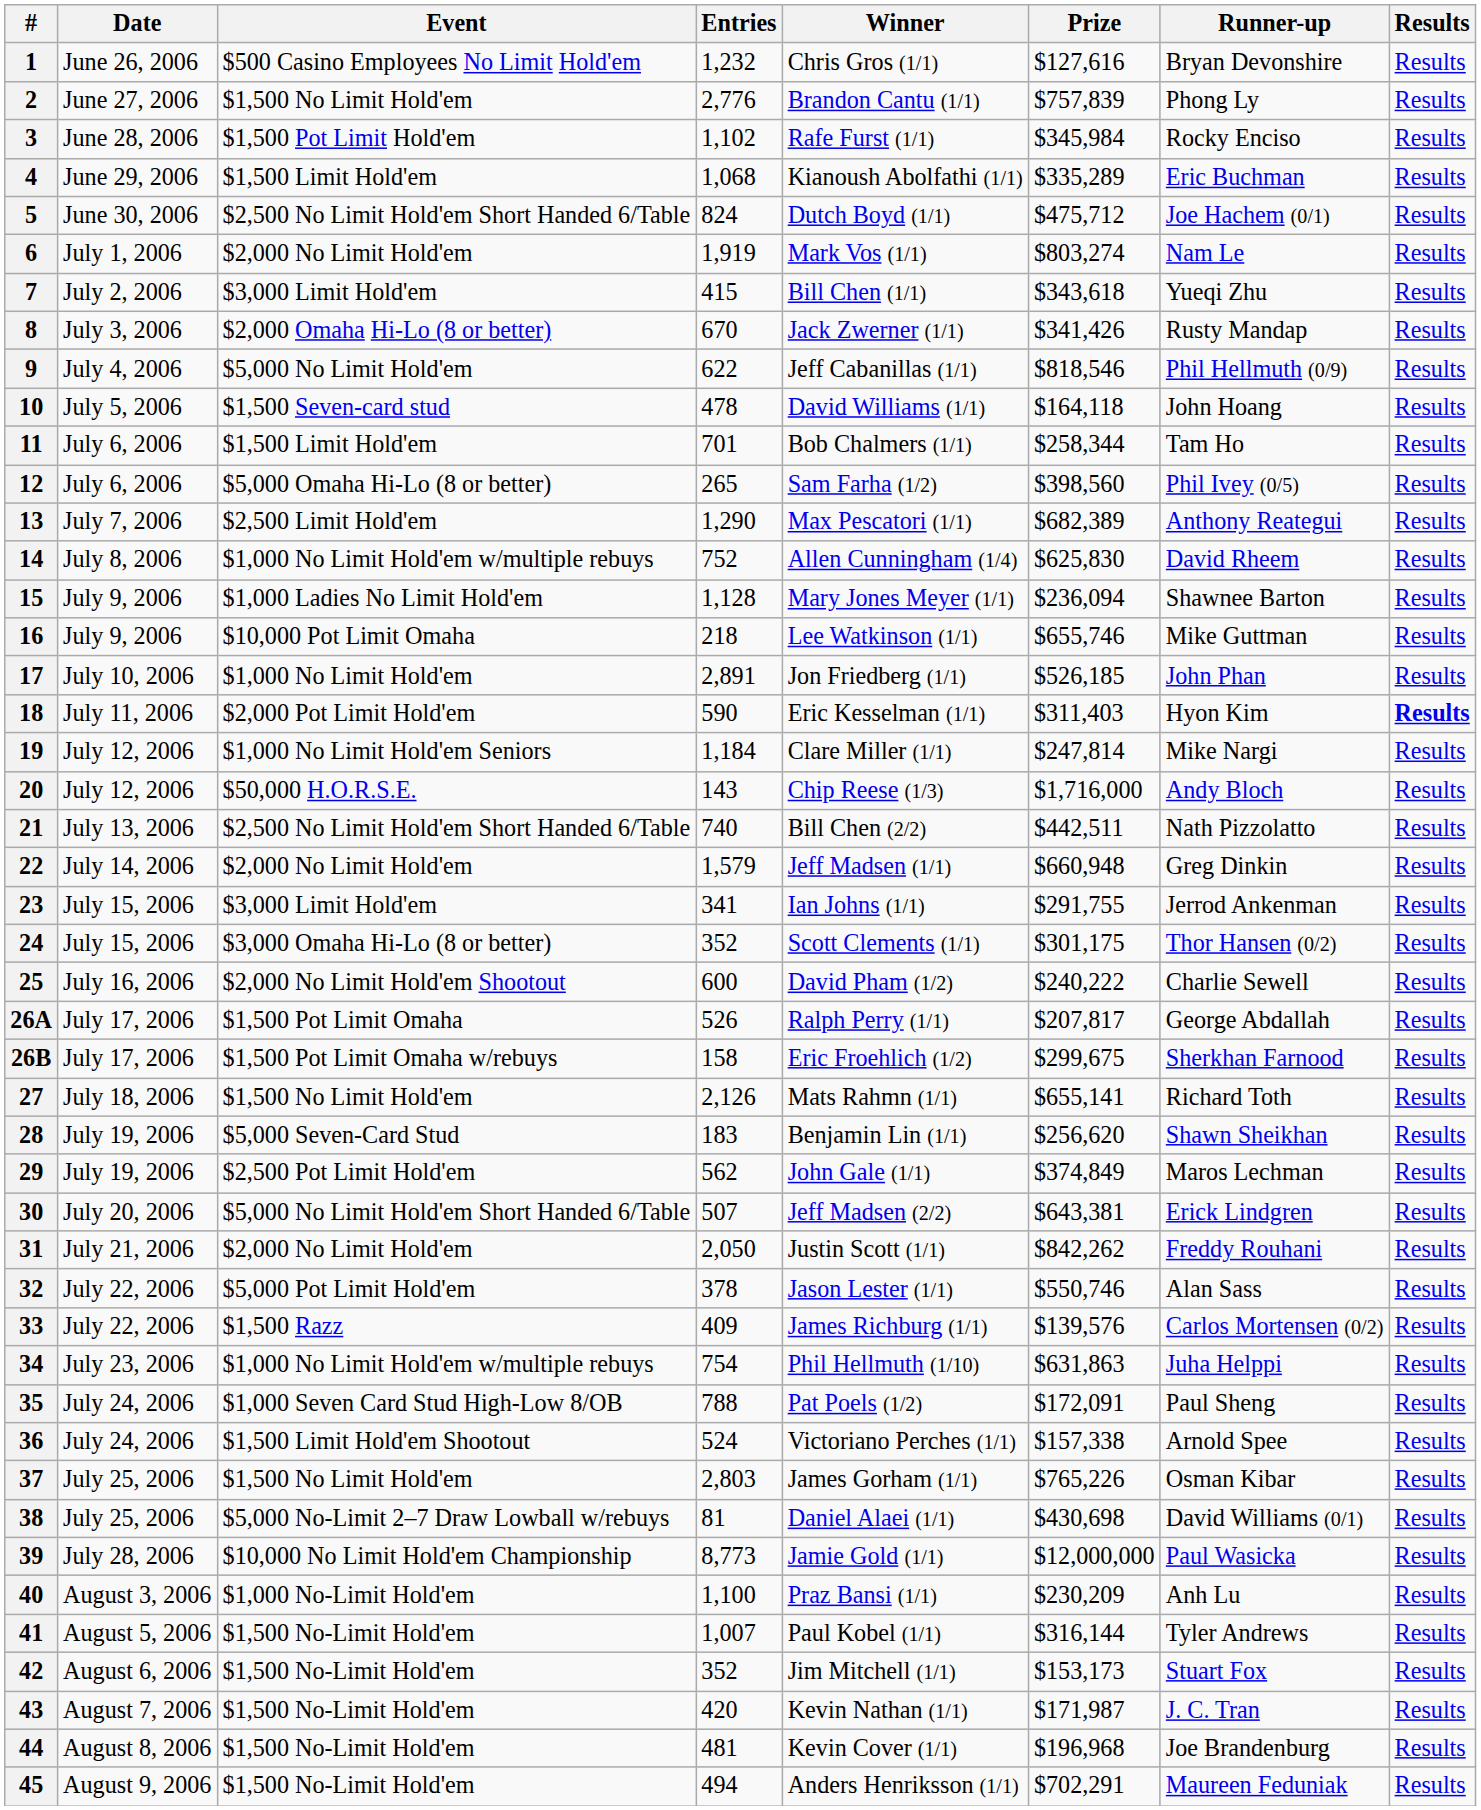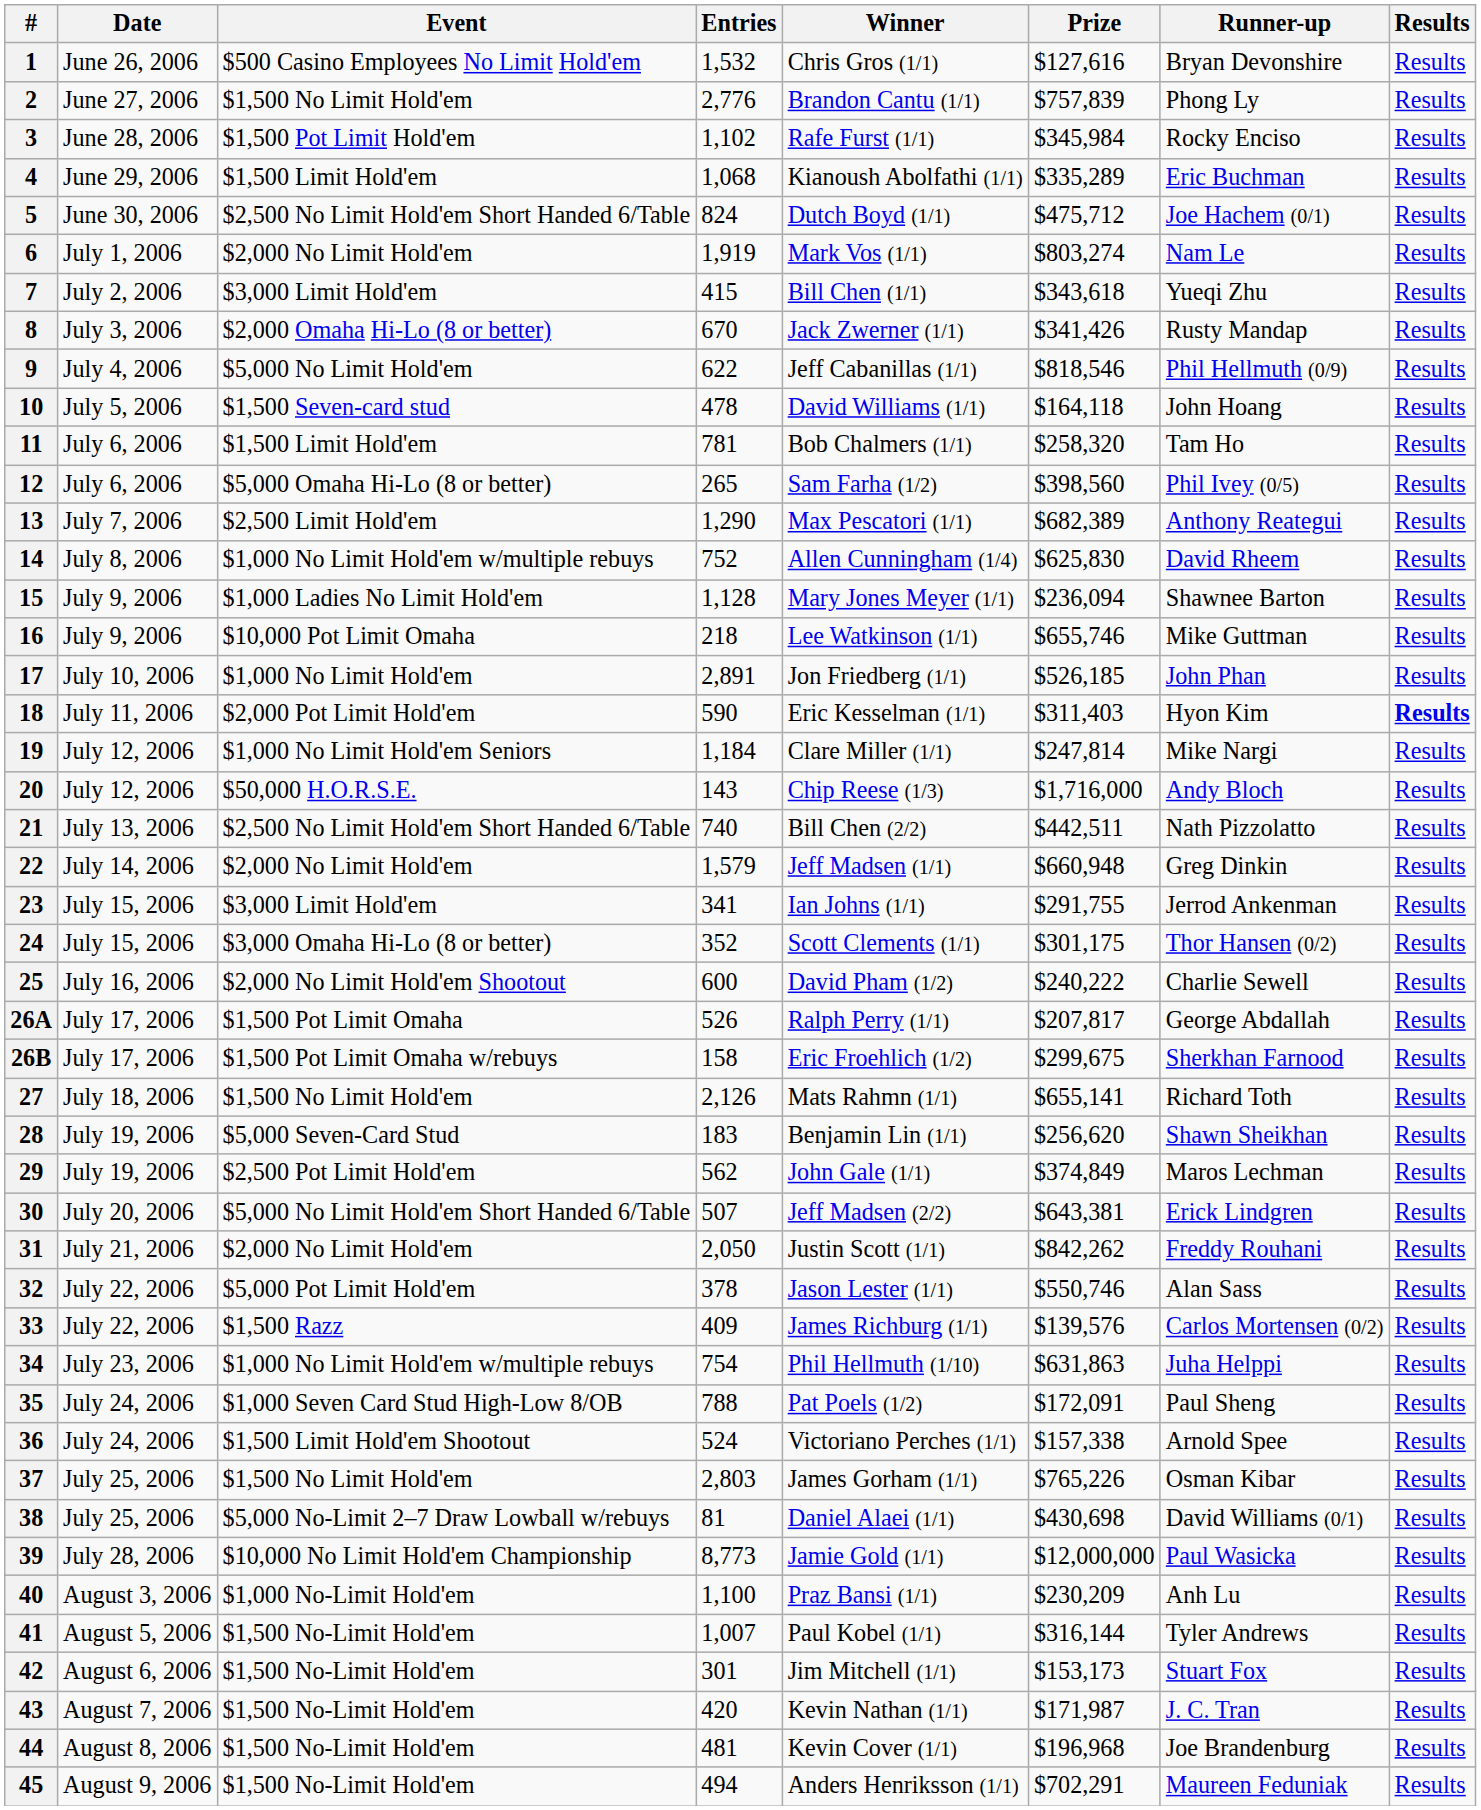(729, 61) 1,232 -> (729, 61) 1,532
(719, 445) 701 -> (719, 445) 781
(1079, 445) $258,344 -> (1079, 445) $258,320
(719, 1671) 352 -> (719, 1671) 301
